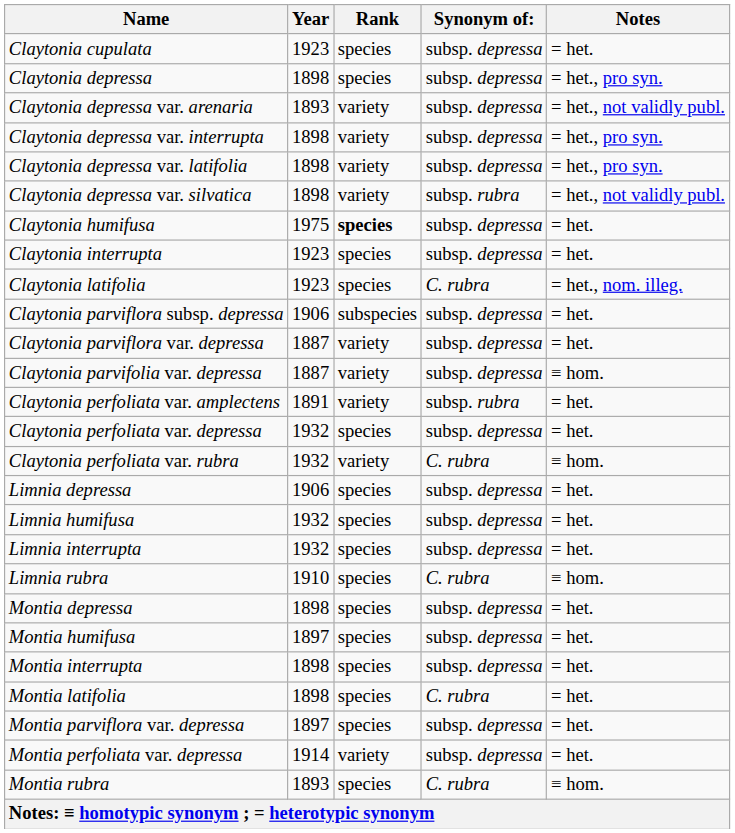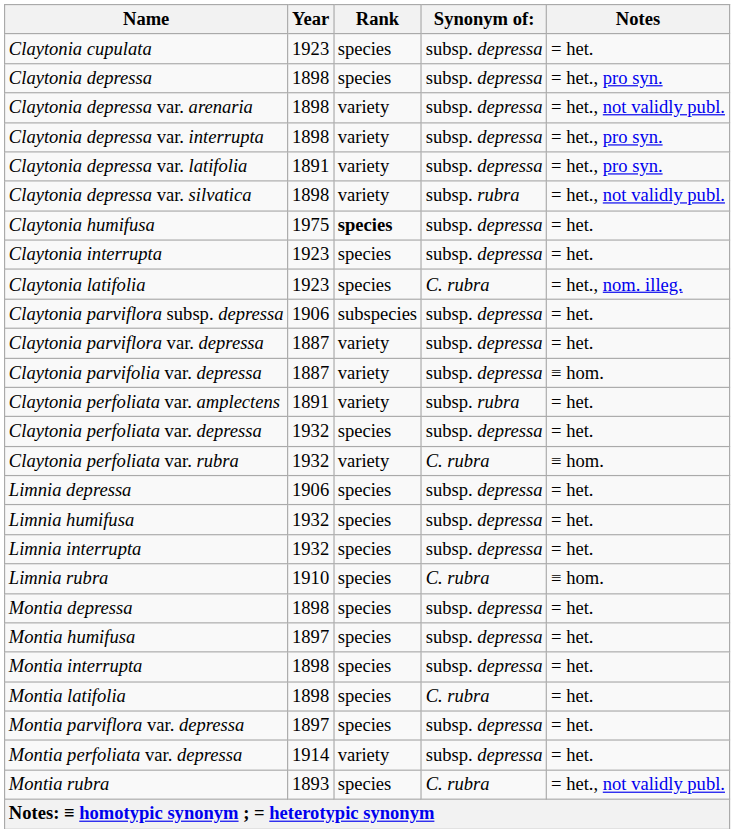(311, 107) 1893 -> (311, 107) 1898
(311, 166) 1898 -> (311, 166) 1891
(577, 784) ≡ hom. -> (638, 784) = het., not validly publ.
